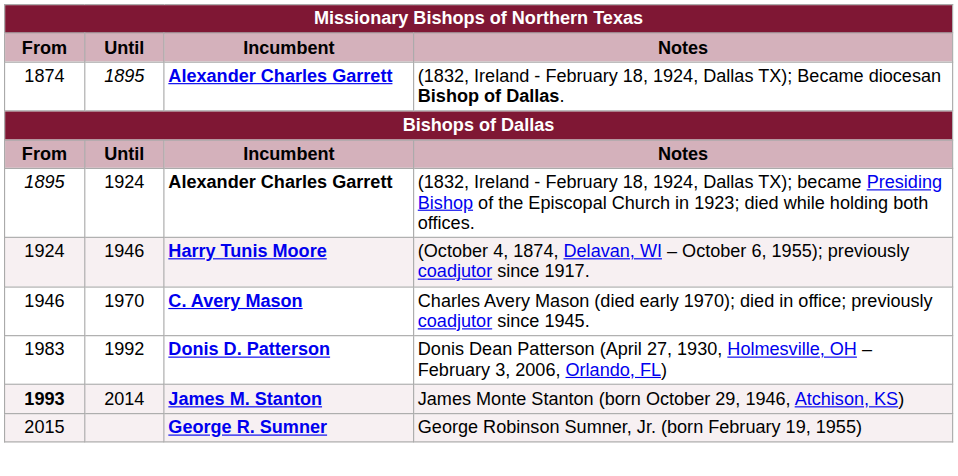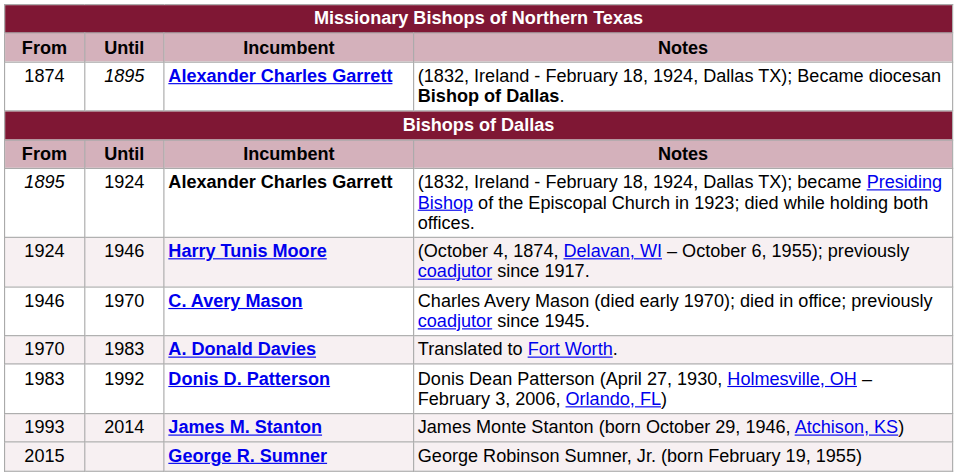+ row: (518, 349)
(44, 398) bold -> (44, 427) normal
